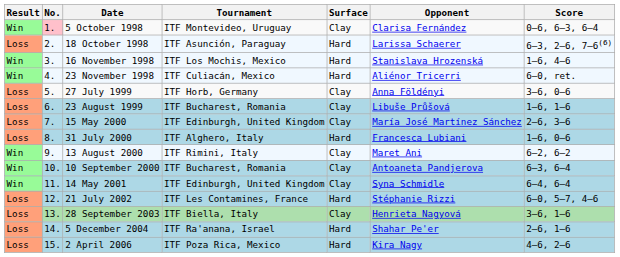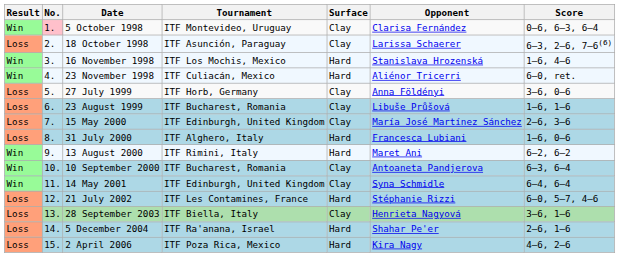(340, 44) Hard -> (340, 44) Clay
(340, 152) Clay -> (340, 152) Hard
